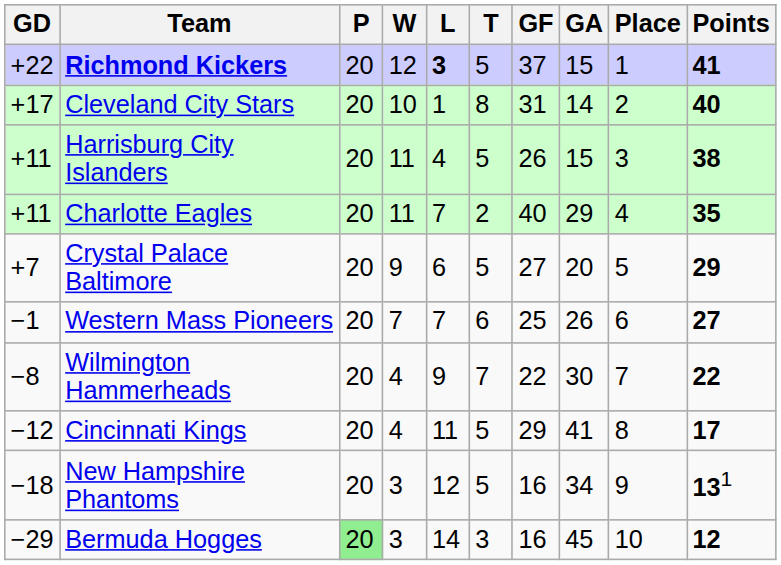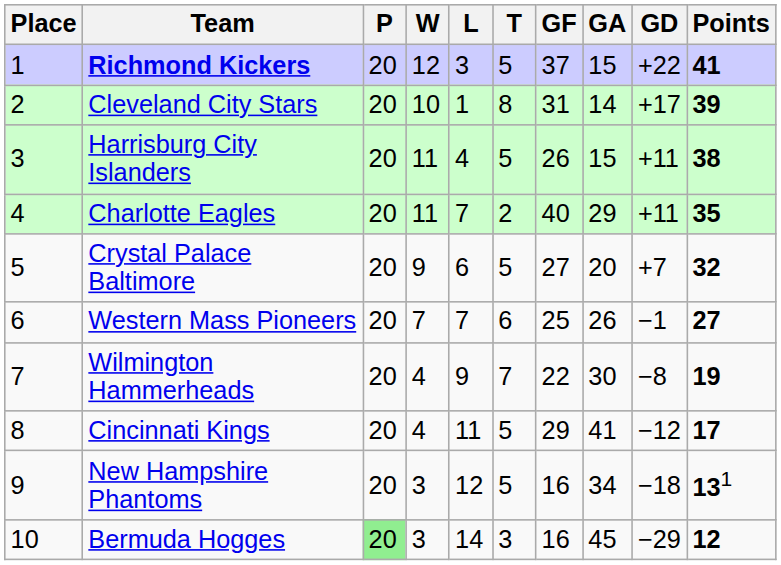columns swapped: (648, 24) <-> (32, 24)
(439, 64) bold -> (462, 64) normal
(707, 104) 40 -> (707, 104) 39
(707, 267) 29 -> (707, 267) 32
(707, 376) 22 -> (707, 376) 19
